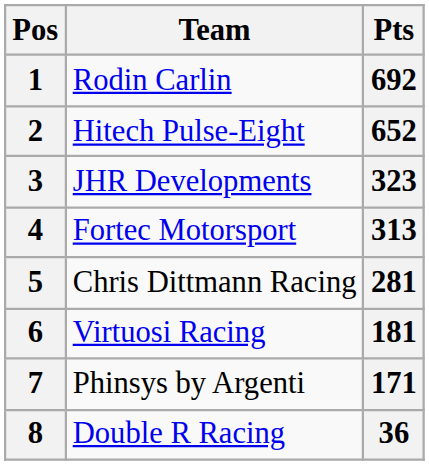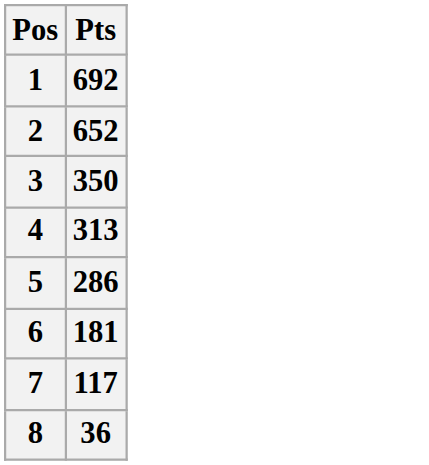- column: (215, 29)
(394, 180) 323 -> (96, 180) 350
(394, 281) 281 -> (96, 281) 286
(394, 382) 171 -> (96, 382) 117
